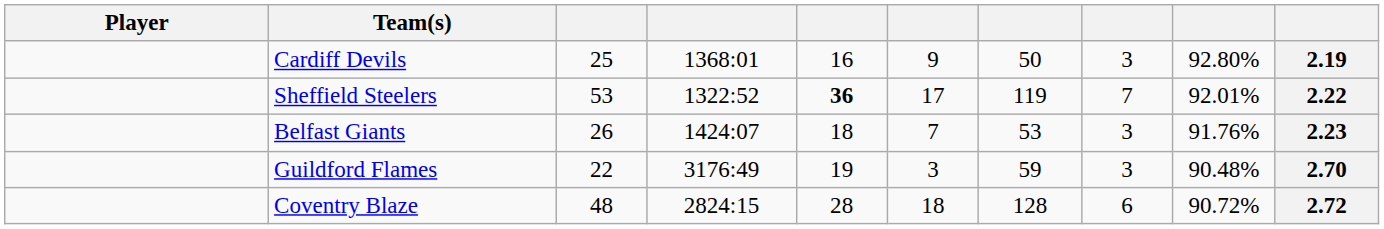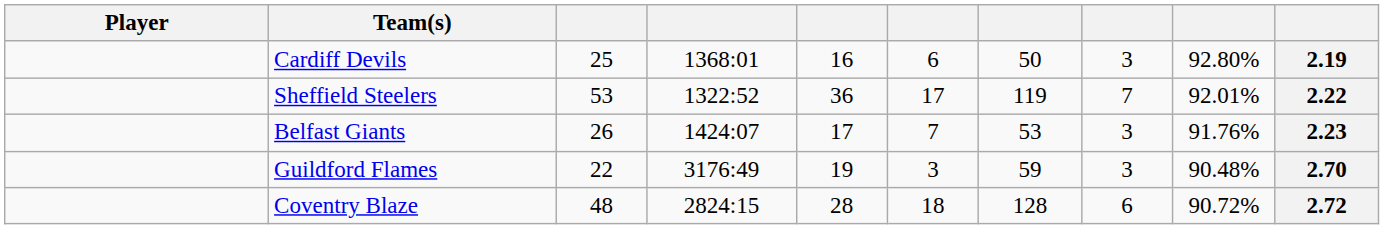(933, 59) 9 -> (933, 59) 6
(842, 95) bold -> (842, 95) normal
(842, 132) 18 -> (842, 132) 17
